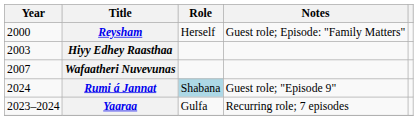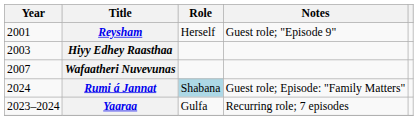(19, 32) 2000 -> (19, 32) 2001
(316, 32) Guest role; Episode: "Family Matters" -> (281, 32) Guest role; "Episode 9"
(281, 87) Guest role; "Episode 9" -> (316, 87) Guest role; Episode: "Family Matters"
